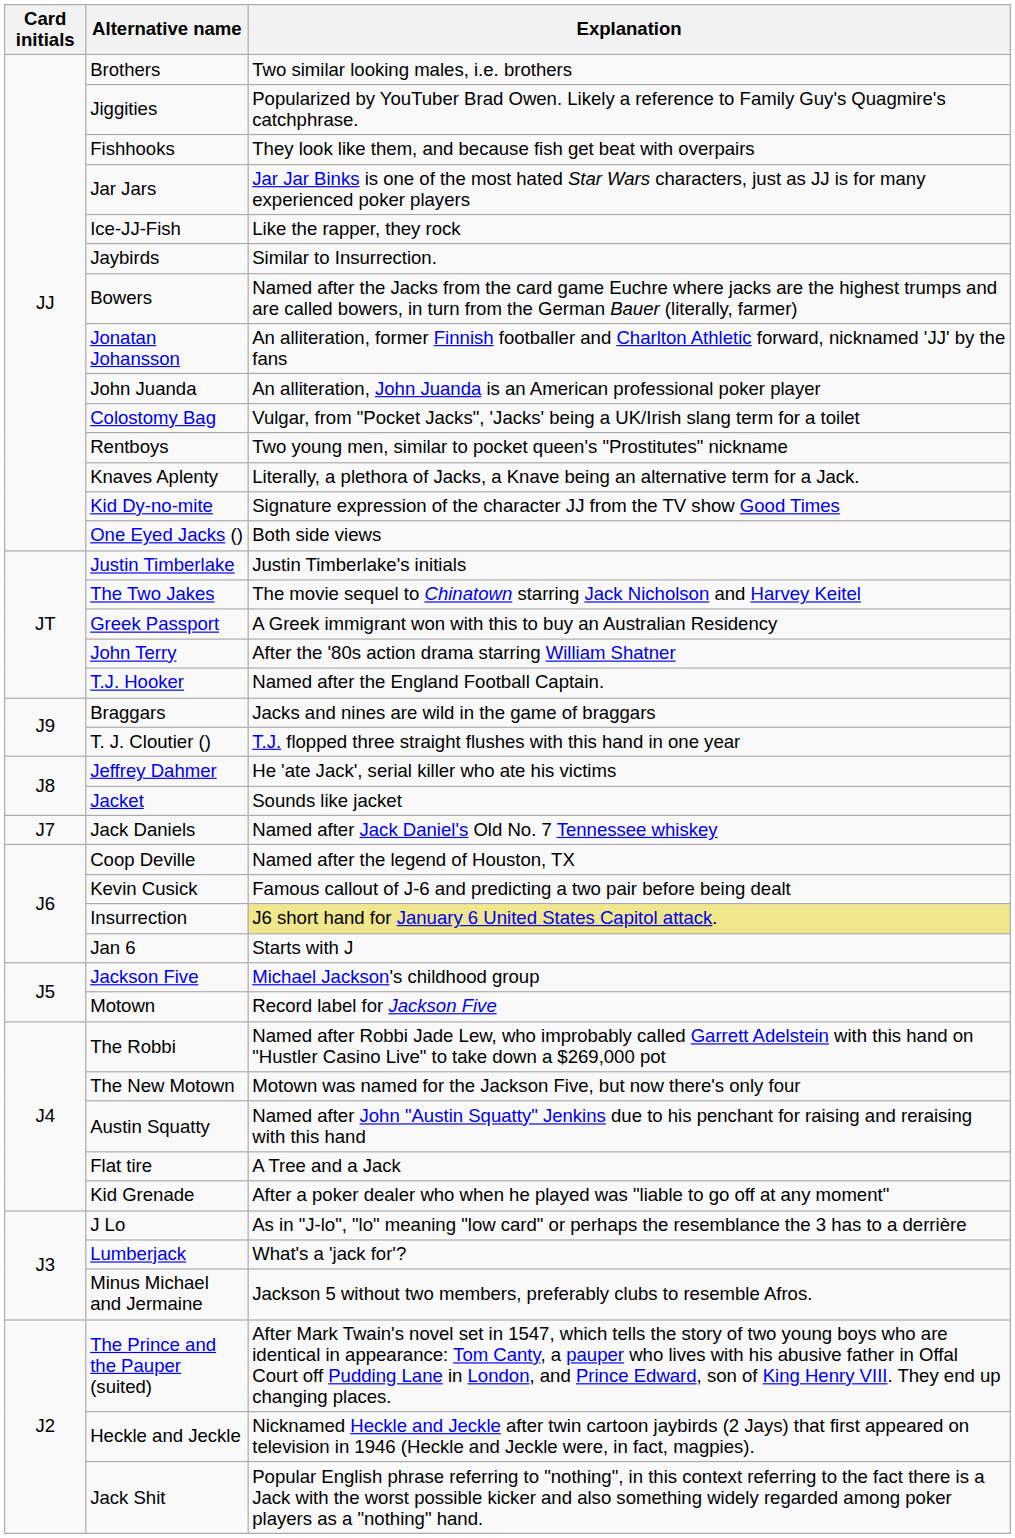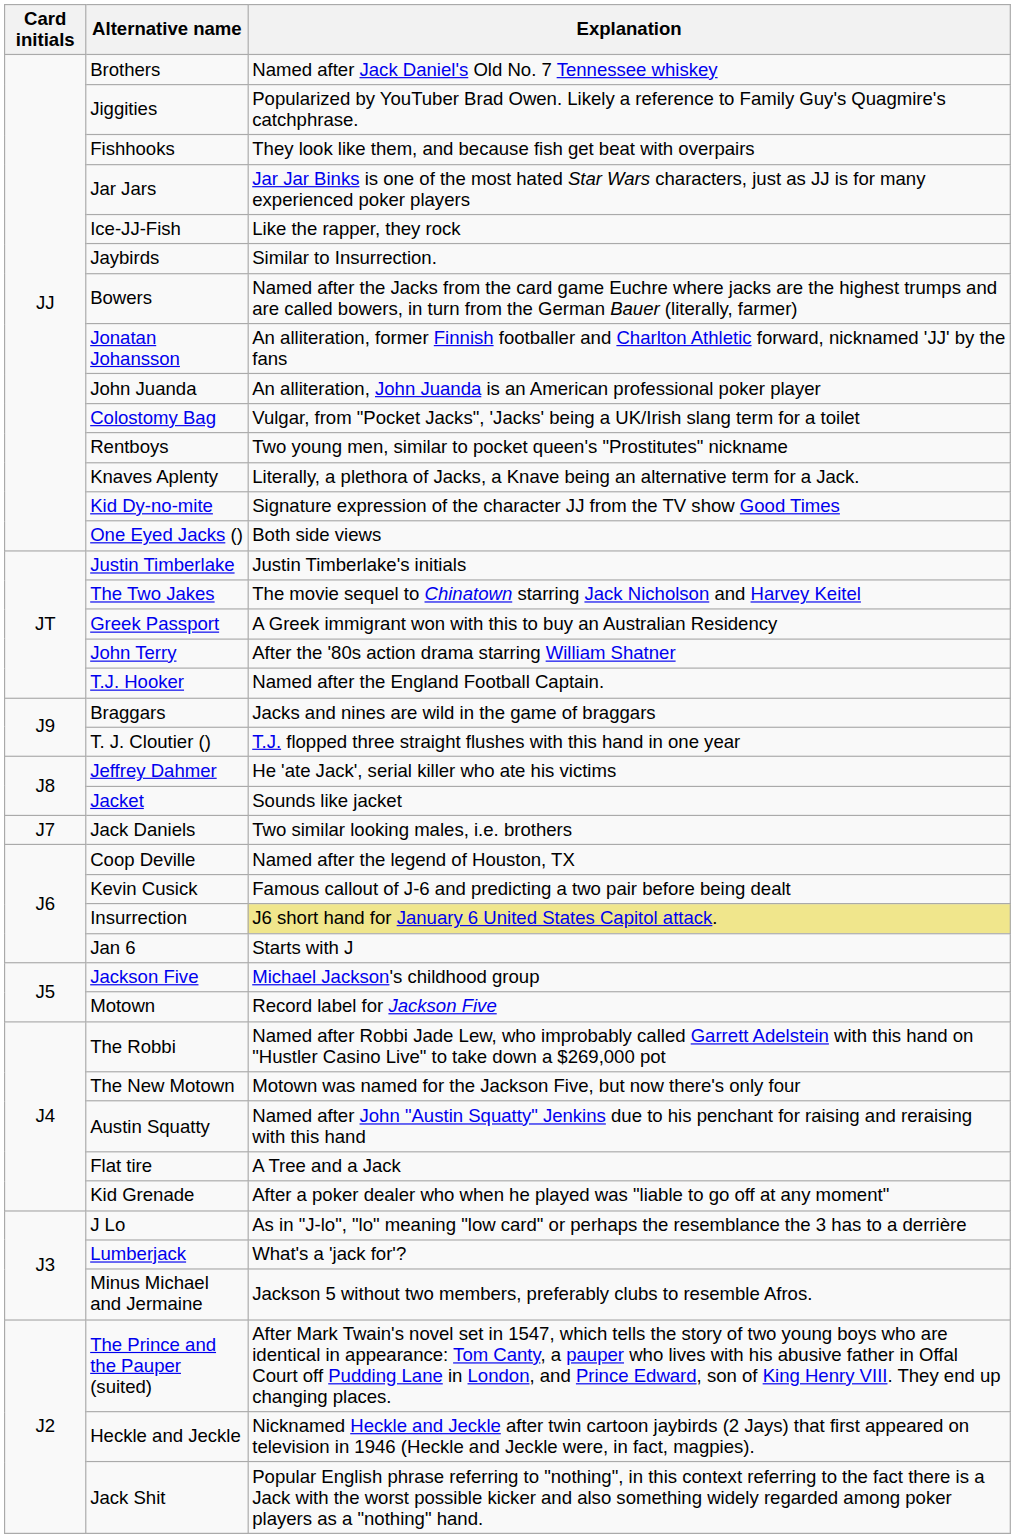(412, 69) Two similar looking males, i.e. brothers -> (485, 69) Named after Jack Daniel's Old No. 7 Tennessee whiskey
(485, 830) Named after Jack Daniel's Old No. 7 Tennessee whiskey -> (412, 830) Two similar looking males, i.e. brothers
